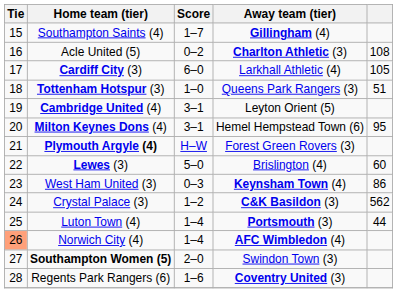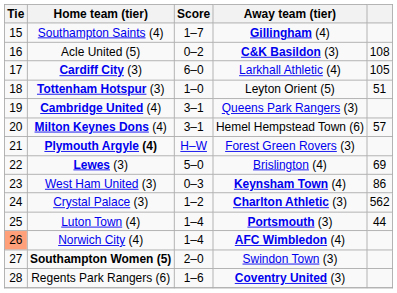(290, 51) Charlton Athletic (3) -> (290, 51) C&K Basildon (3)
(290, 89) Queens Park Rangers (3) -> (290, 89) Leyton Orient (5)
(290, 108) Leyton Orient (5) -> (290, 108) Queens Park Rangers (3)
(380, 127) 95 -> (380, 127) 57
(380, 164) 60 -> (380, 164) 69
(290, 202) C&K Basildon (3) -> (290, 202) Charlton Athletic (3)
